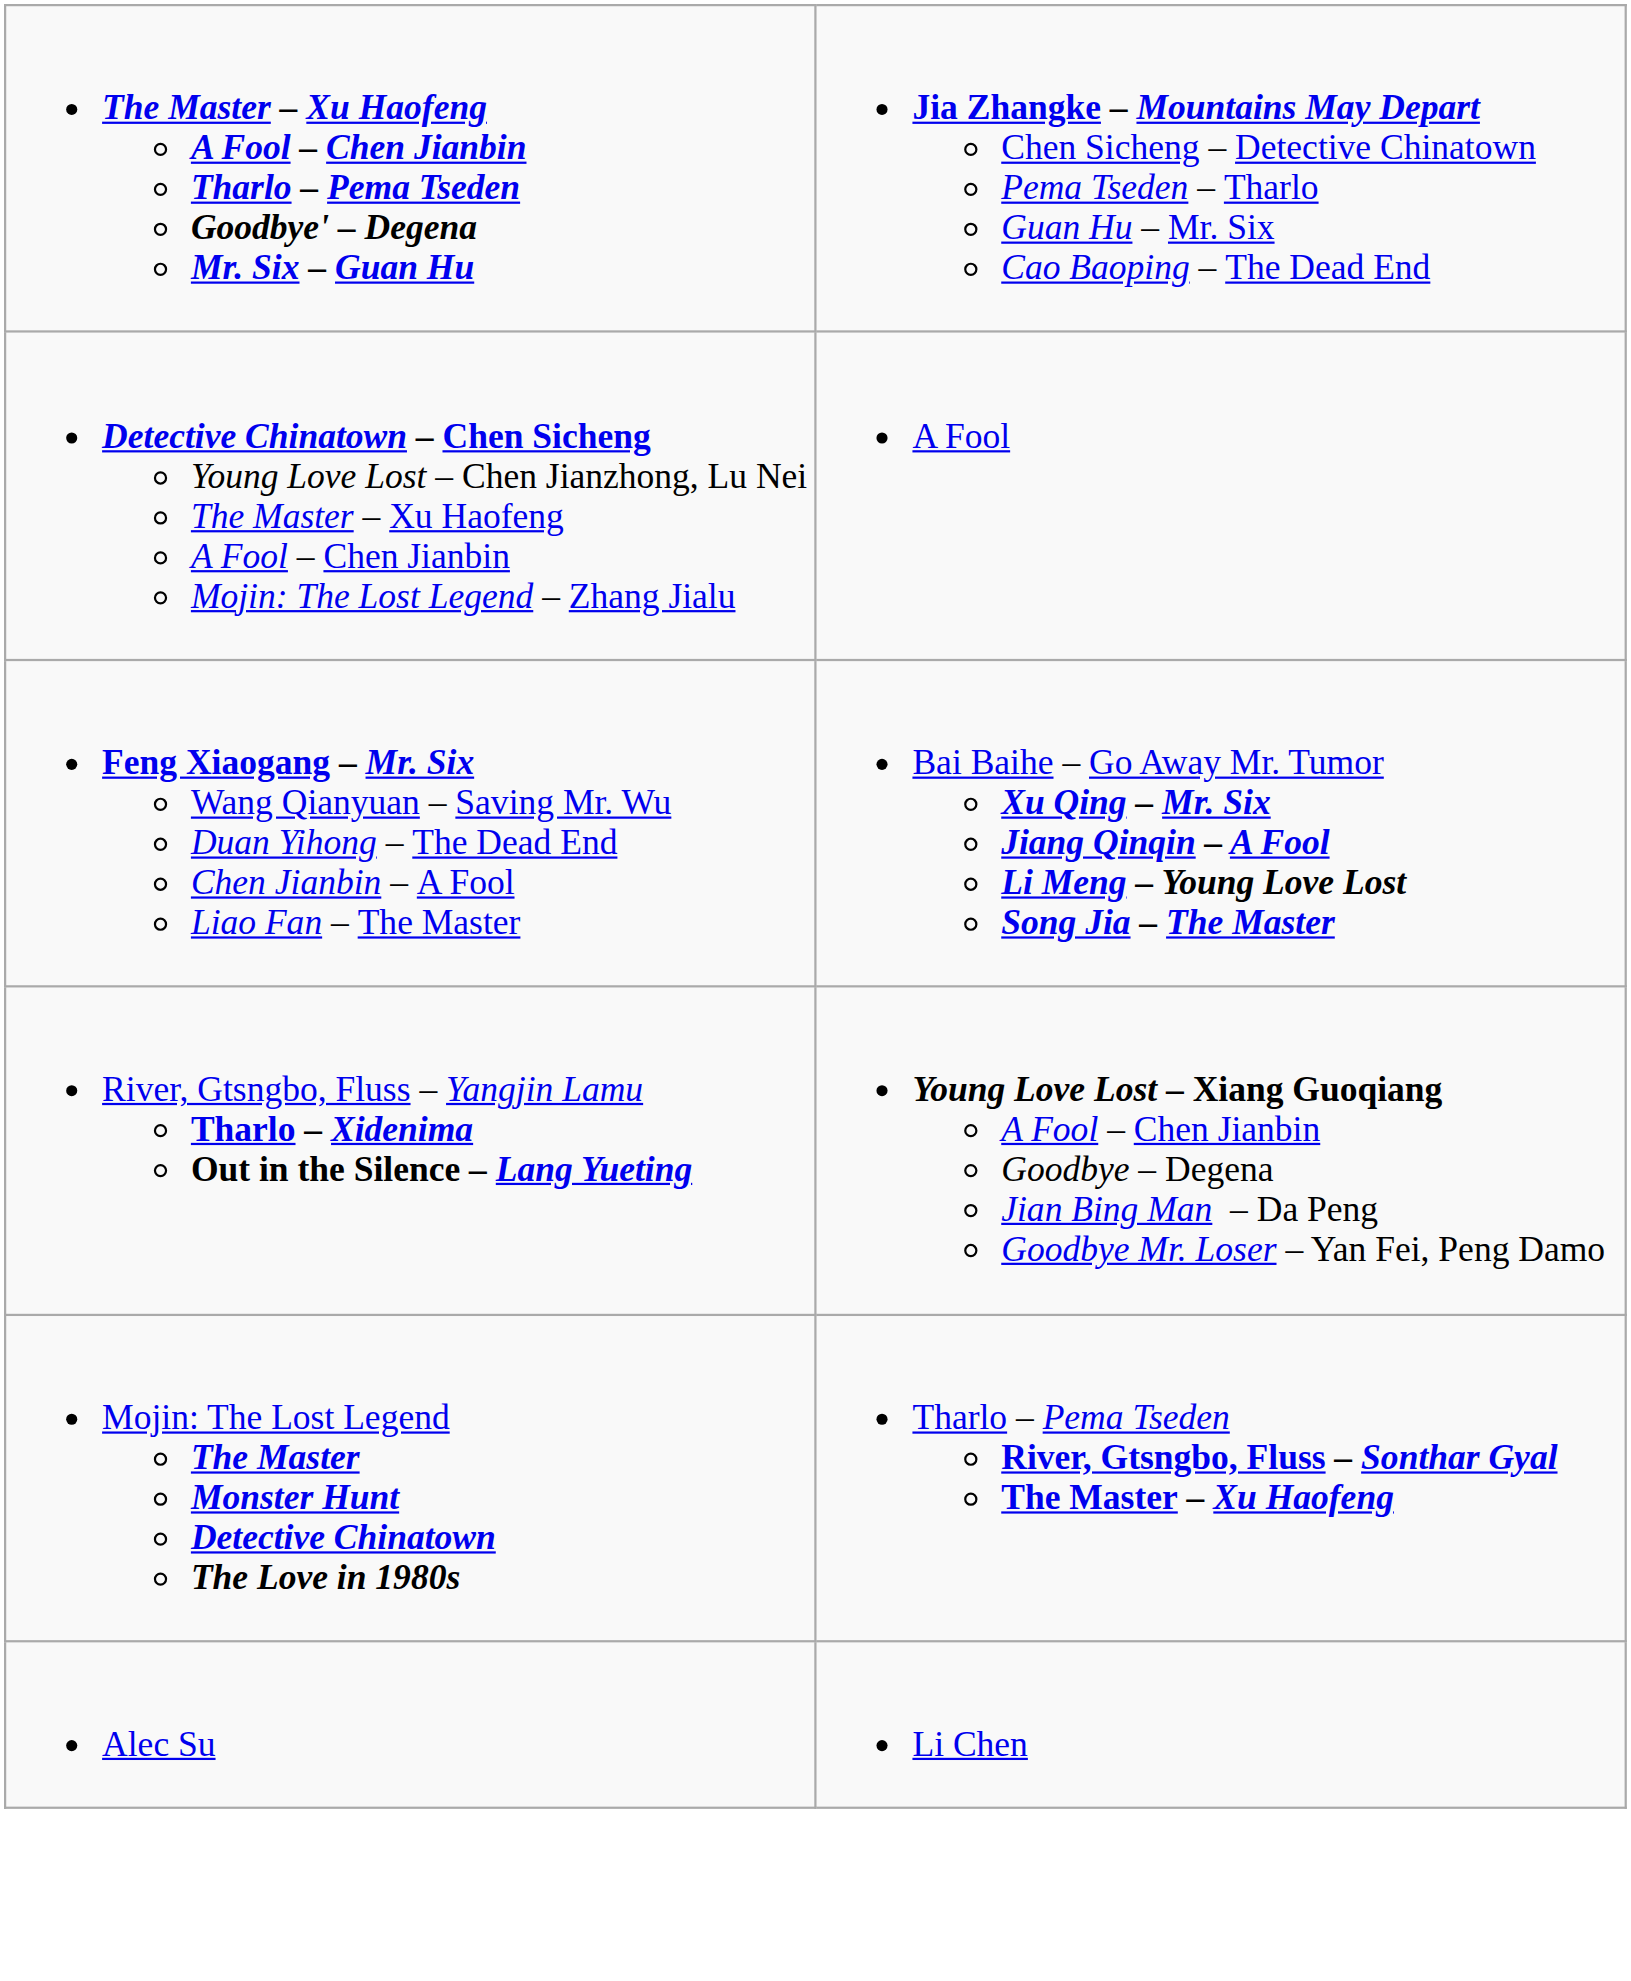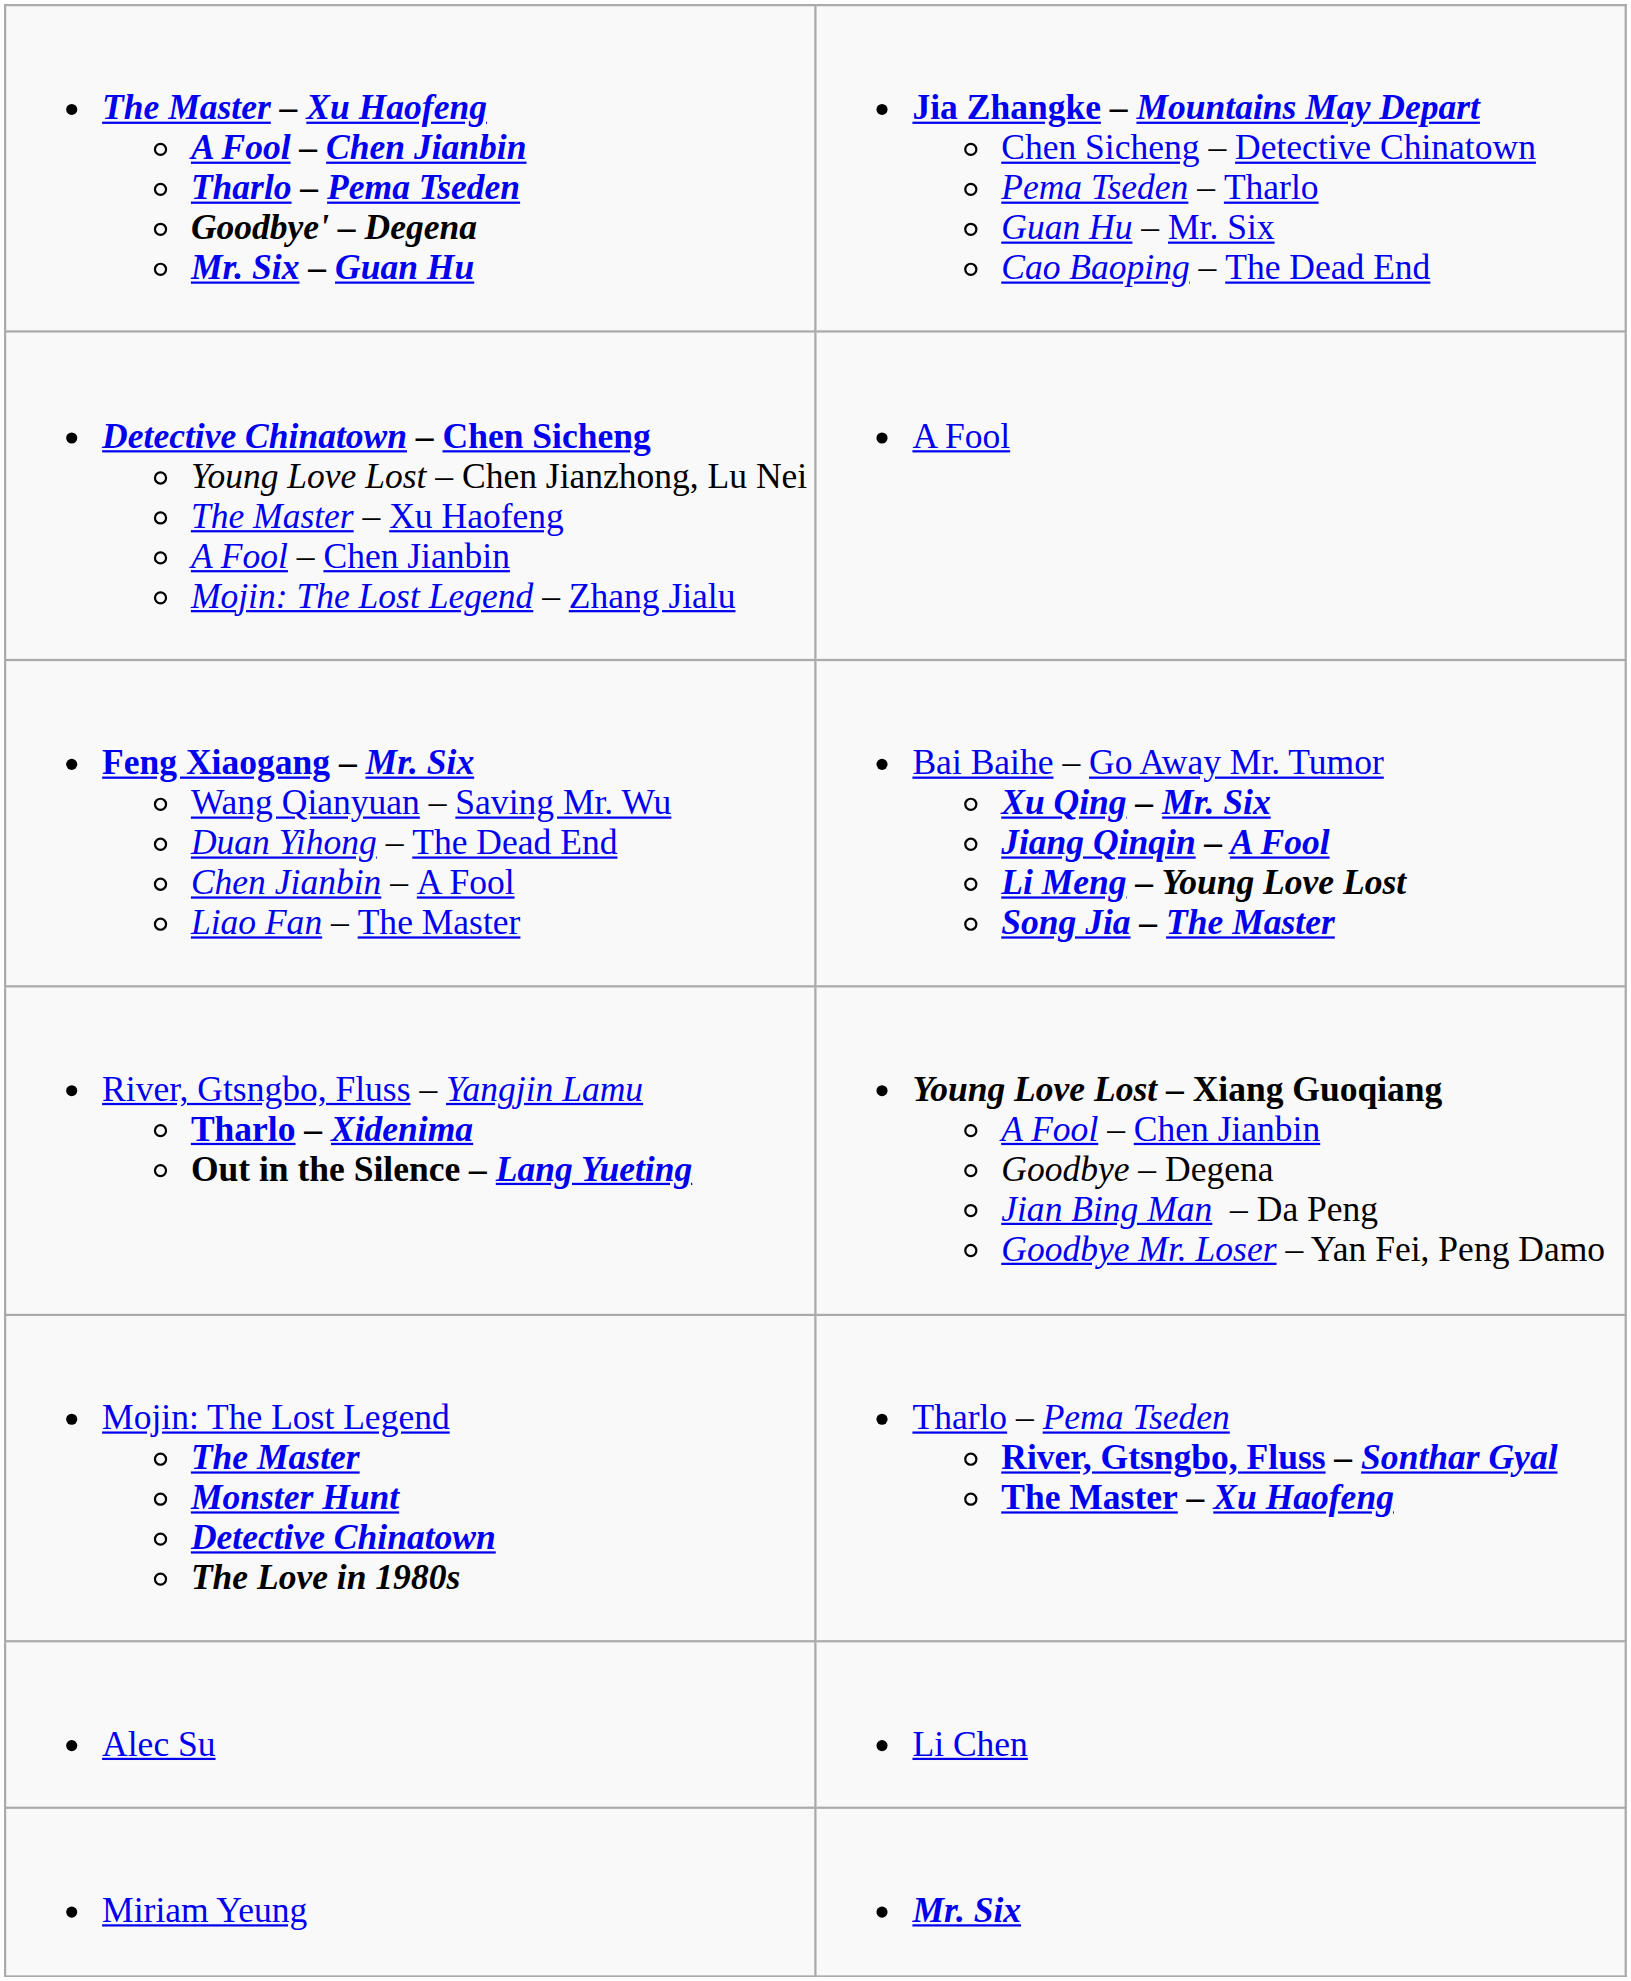+ row: (410, 1912)
